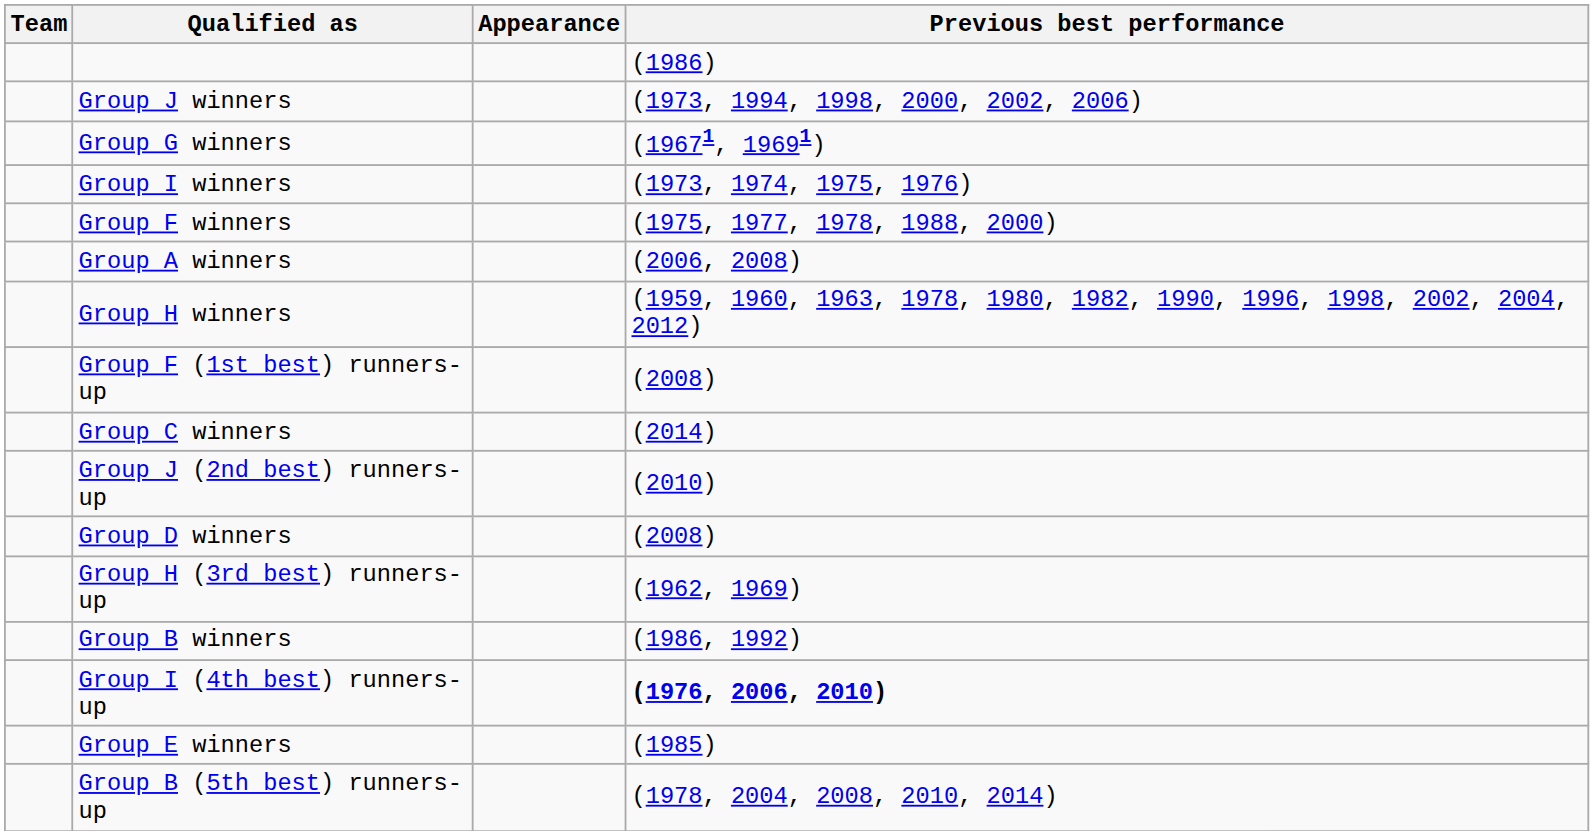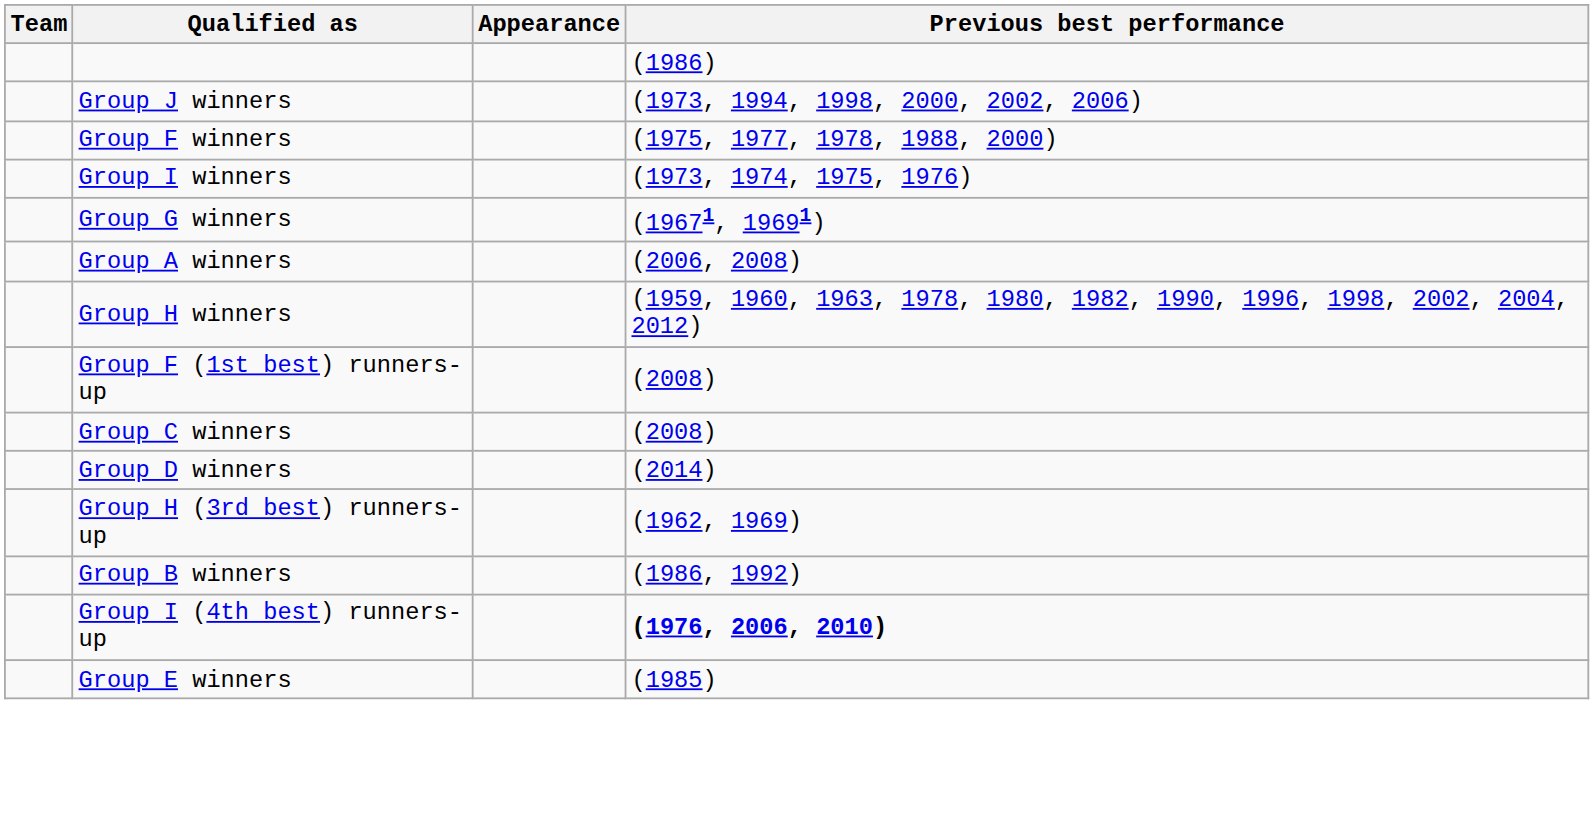rows swapped: (185, 223) <-> (185, 143)
(674, 432) (2014) -> (674, 432) (2008)
- row: (270, 484)
(674, 536) (2008) -> (674, 470) (2014)
- row: (270, 797)
